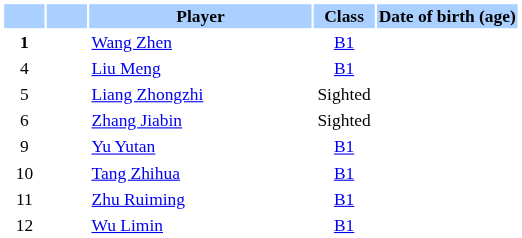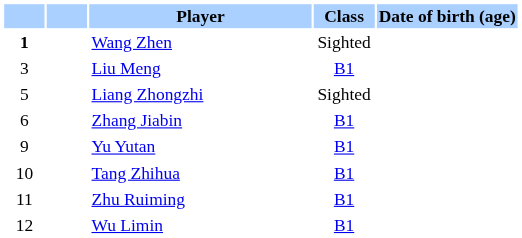(344, 42) B1 -> (344, 42) Sighted
(24, 68) 4 -> (24, 68) 3
(344, 120) Sighted -> (344, 120) B1
